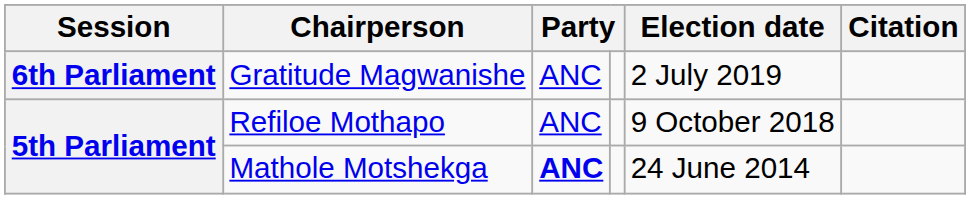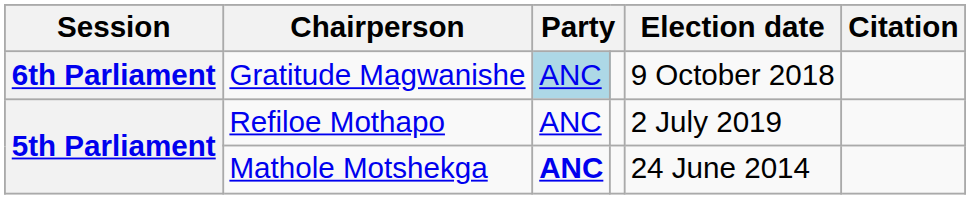(570, 74) no background -> (570, 74) lightblue background
(706, 74) 2 July 2019 -> (733, 74) 9 October 2018
(733, 121) 9 October 2018 -> (706, 121) 2 July 2019
